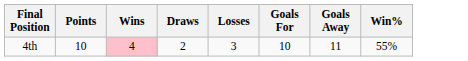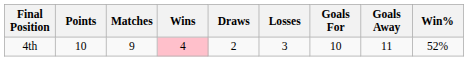+ column: (132, 21)
(387, 46) 55% -> (438, 46) 52%
